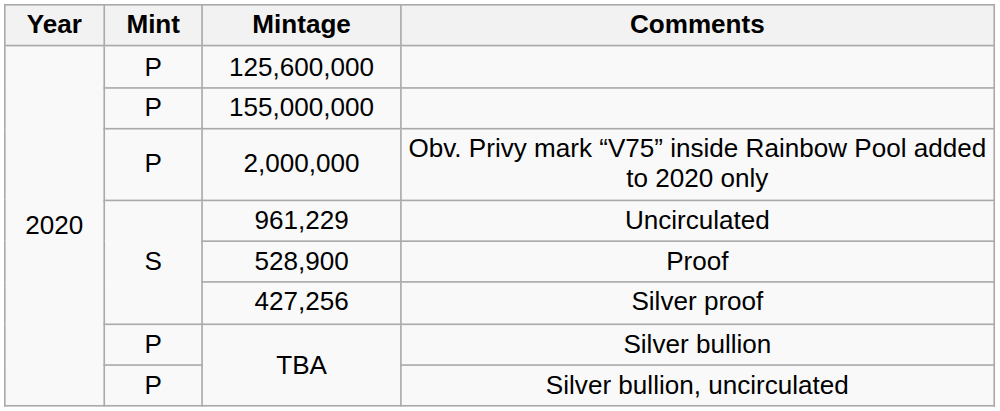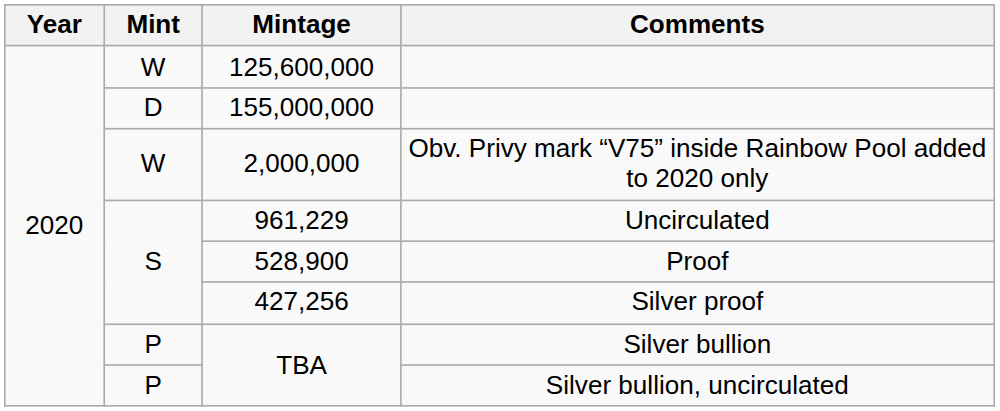(153, 66) P -> (153, 66) W
(153, 107) P -> (153, 107) D
(153, 163) P -> (153, 163) W
